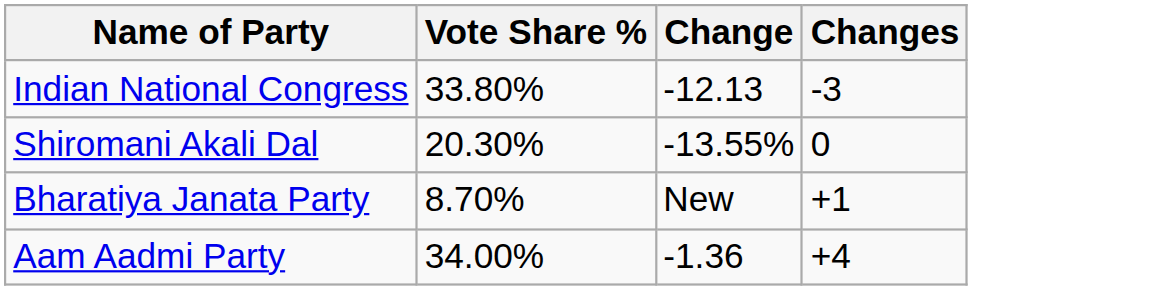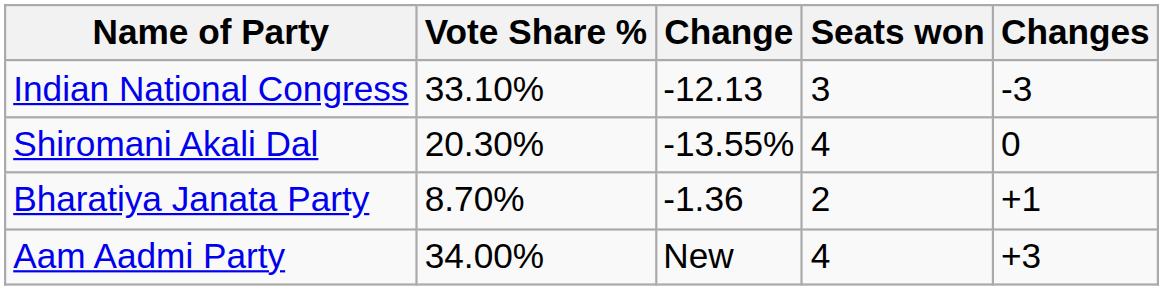+ column: (898, 32)
(484, 88) 33.80% -> (484, 88) 33.10%
(699, 199) New -> (703, 199) -1.36
(703, 255) -1.36 -> (699, 255) New
(831, 255) +4 -> (1021, 255) +3
